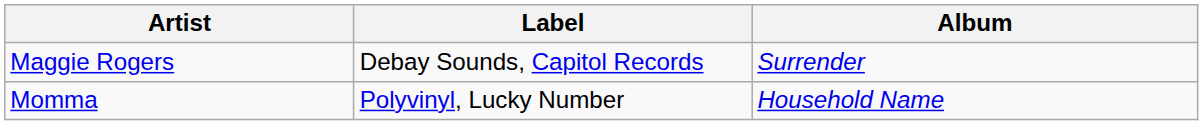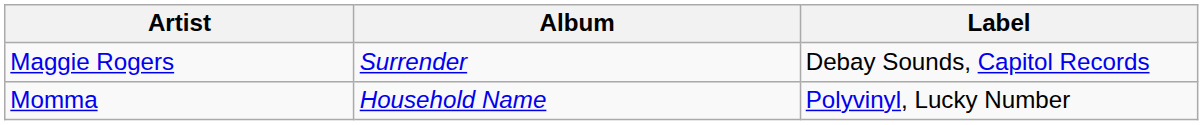columns swapped: (975, 23) <-> (553, 23)
